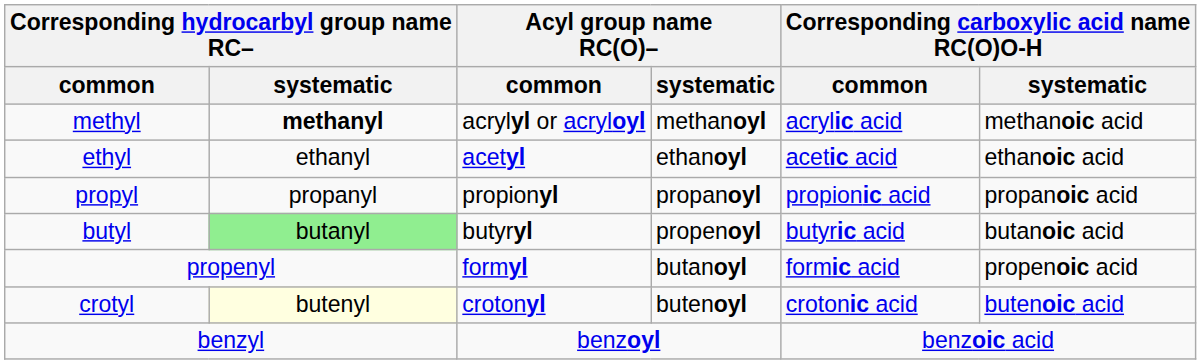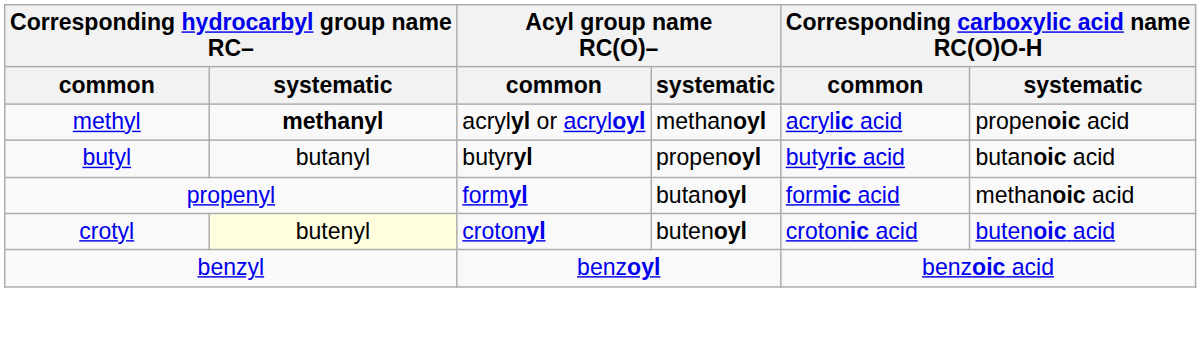(1064, 121) methanoic acid -> (1052, 121) propenoic acid
- row: (107, 158)
- row: (107, 194)
(333, 231) lightgreen background -> (333, 158) no background
(1061, 267) propenoic acid -> (1055, 194) methanoic acid
